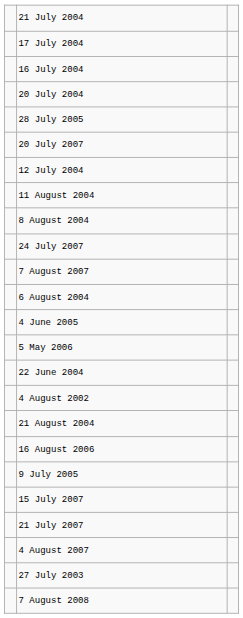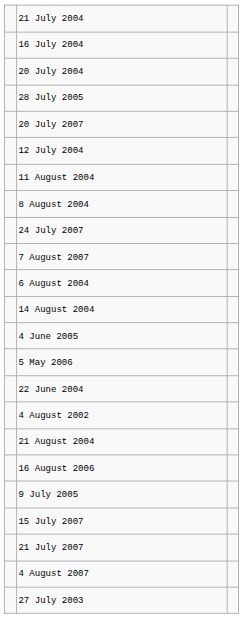- row: (51, 43)
+ row: (56, 310)
- row: (54, 601)
